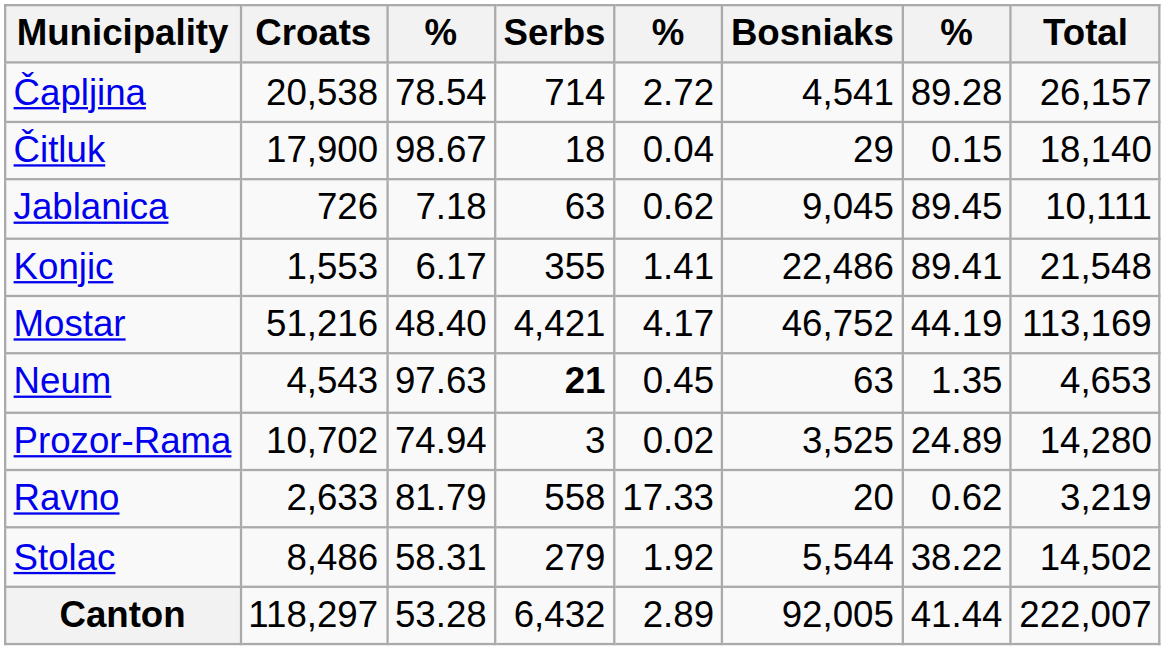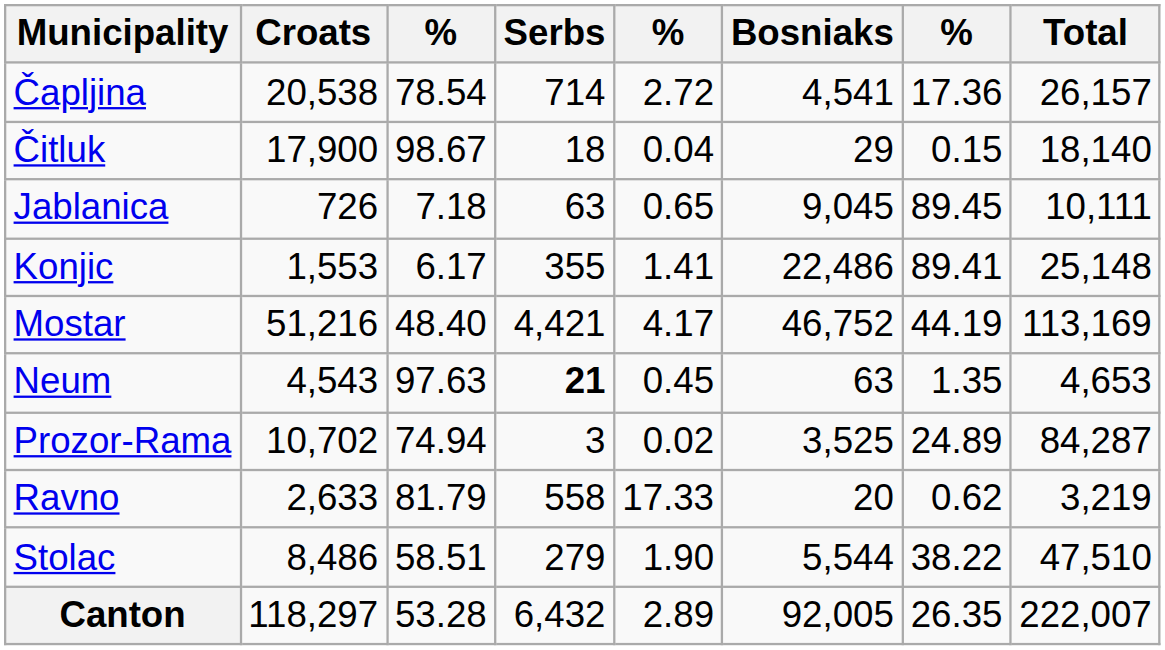(957, 91) 89.28 -> (957, 91) 17.36
(678, 207) 0.62 -> (678, 207) 0.65
(1096, 265) 21,548 -> (1096, 265) 25,148
(1096, 440) 14,280 -> (1096, 440) 84,287
(441, 556) 58.31 -> (441, 556) 58.51
(678, 556) 1.92 -> (678, 556) 1.90
(1096, 556) 14,502 -> (1096, 556) 47,510
(957, 614) 41.44 -> (957, 614) 26.35
